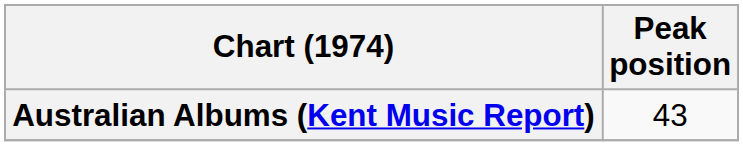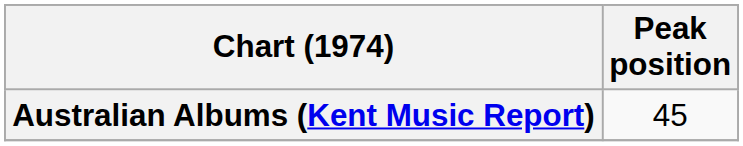(670, 114) 43 -> (670, 114) 45
